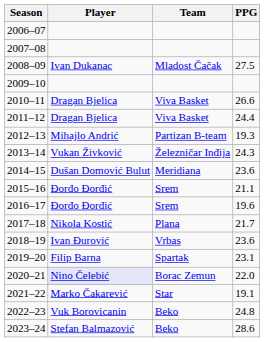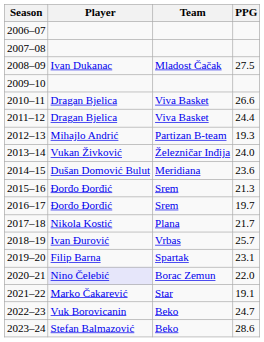(245, 153) 24.3 -> (245, 153) 24.0
(245, 188) 21.1 -> (245, 188) 21.3
(245, 205) 19.6 -> (245, 205) 19.7
(245, 240) 23.6 -> (245, 240) 25.7
(245, 310) 24.8 -> (245, 310) 24.7
